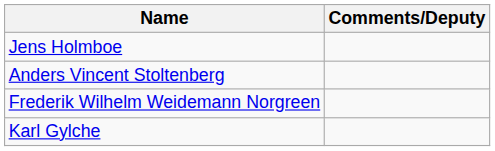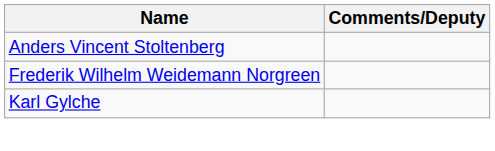- row: (65, 46)
